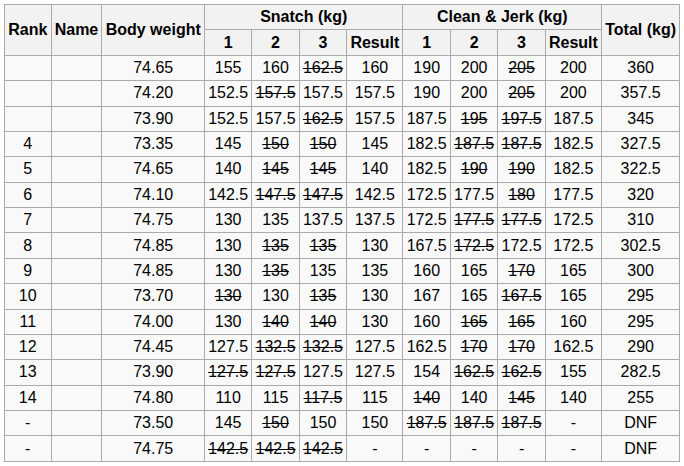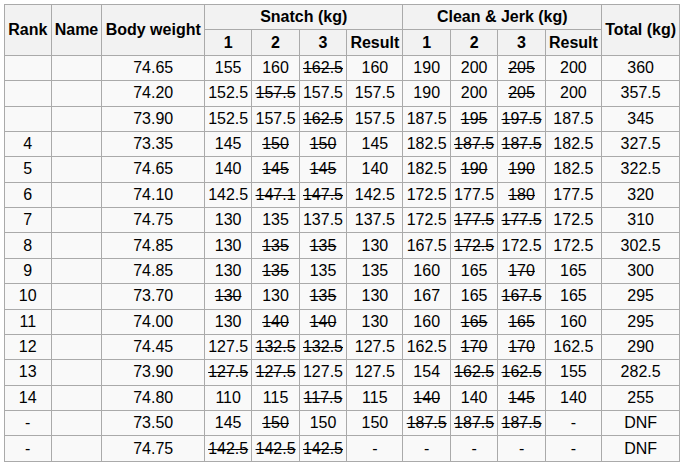(276, 194) 147.5 -> (276, 194) 147.1
